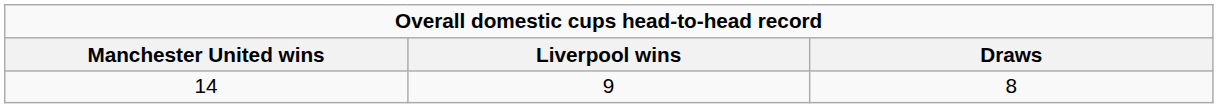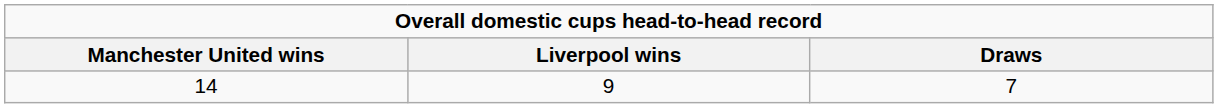(1011, 87) 8 -> (1011, 87) 7
